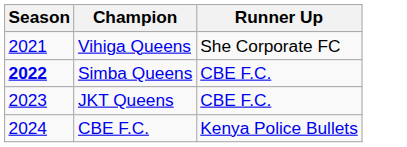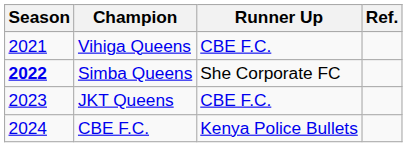+ column: (382, 18)
(270, 45) She Corporate FC -> (236, 45) CBE F.C.
(236, 73) CBE F.C. -> (270, 73) She Corporate FC
